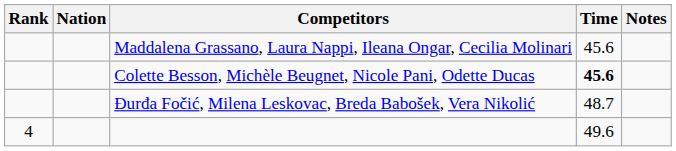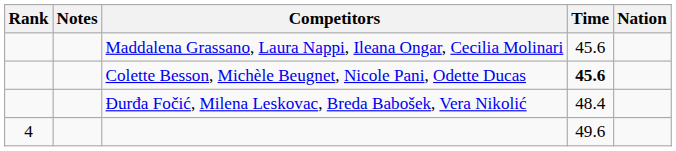columns swapped: (81, 18) <-> (646, 18)
(599, 103) 48.7 -> (590, 103) 48.4
